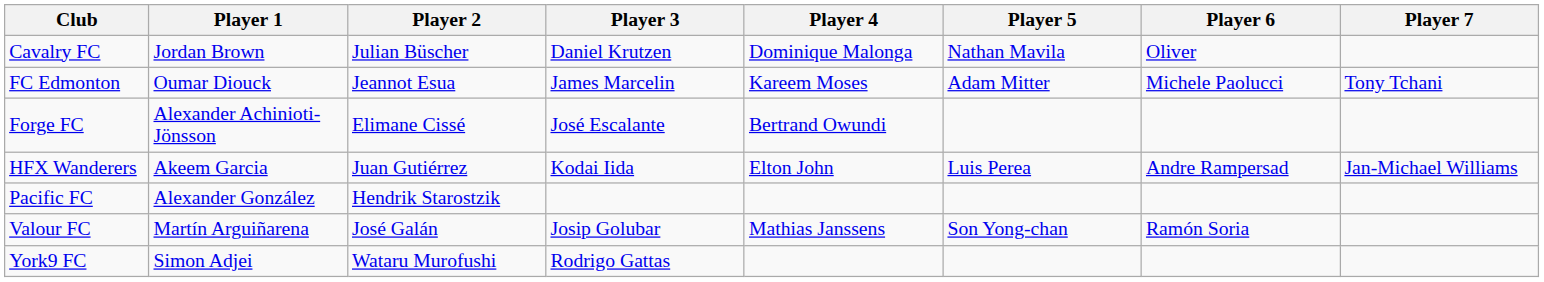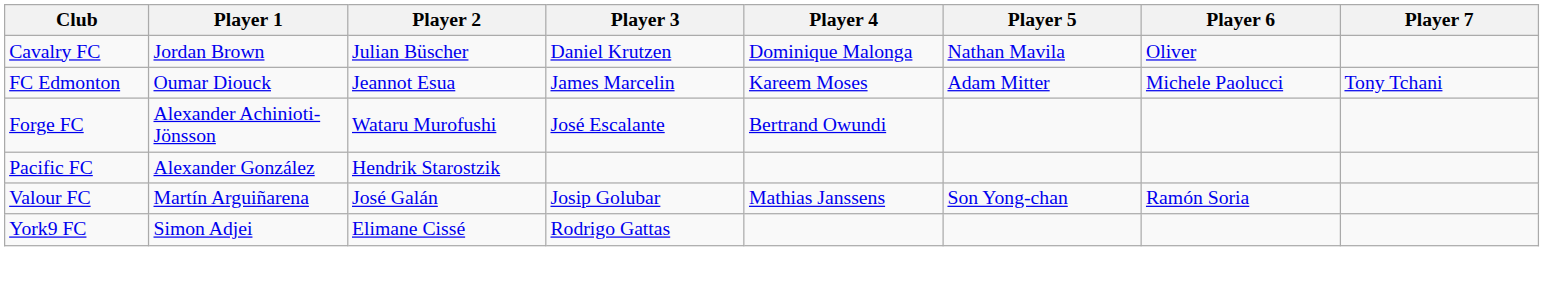(409, 124) Elimane Cissé -> (424, 124) Wataru Murofushi
- row: (73, 167)
(424, 260) Wataru Murofushi -> (409, 229) Elimane Cissé
